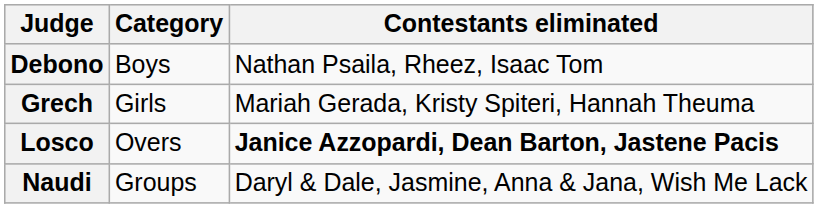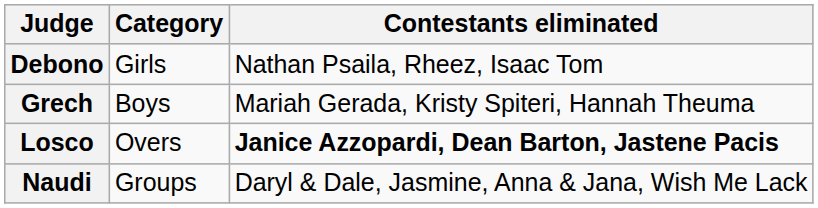(143, 63) Boys -> (141, 63) Girls
(141, 103) Girls -> (143, 103) Boys
